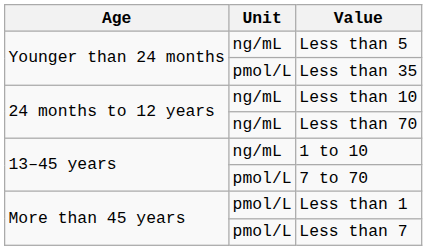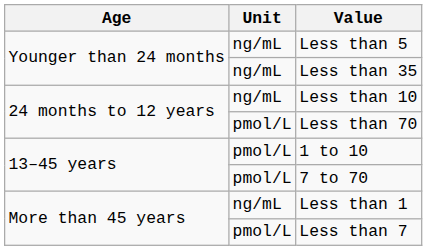(262, 71) pmol/L -> (257, 71) ng/mL
(257, 125) ng/mL -> (262, 125) pmol/L
(257, 151) ng/mL -> (262, 151) pmol/L
(262, 205) pmol/L -> (257, 205) ng/mL
